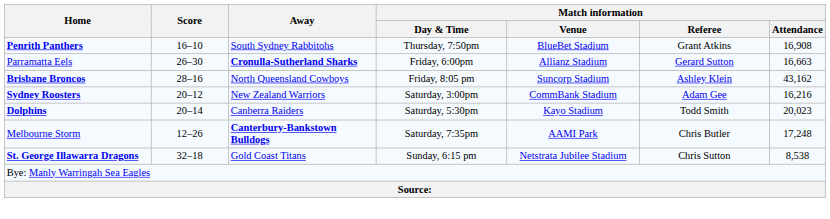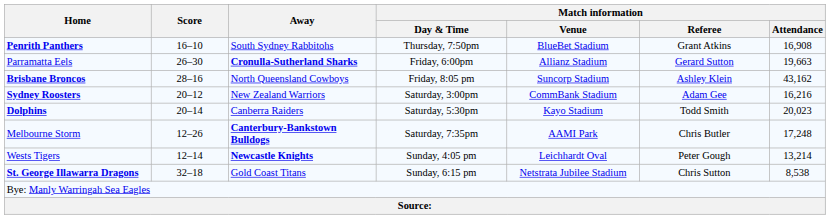(797, 62) 16,663 -> (797, 62) 19,663
+ row: (33, 156)
